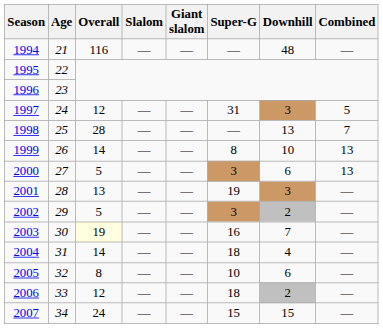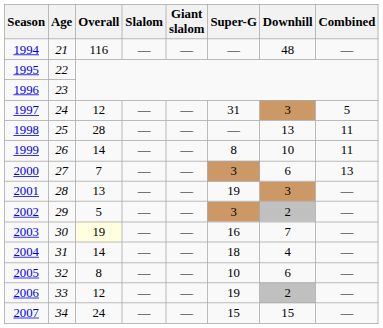(347, 130) 7 -> (347, 130) 11
(347, 150) 13 -> (347, 150) 11
(99, 171) 5 -> (99, 171) 7
(234, 292) 18 -> (234, 292) 19
